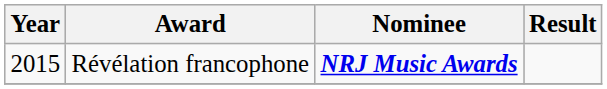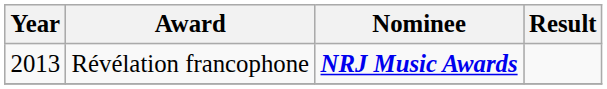(35, 63) 2015 -> (35, 63) 2013
